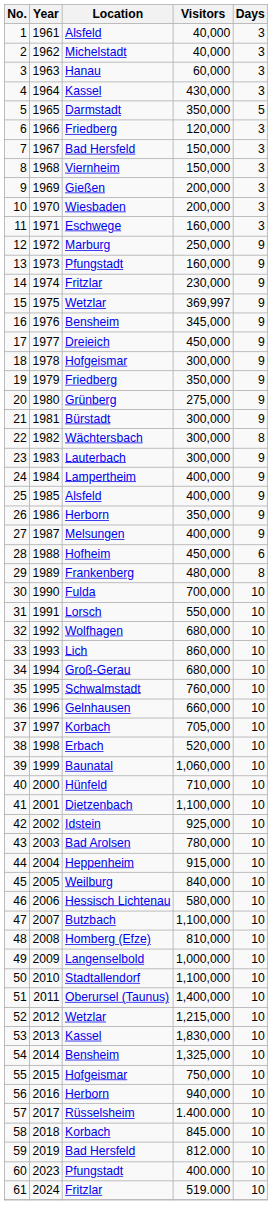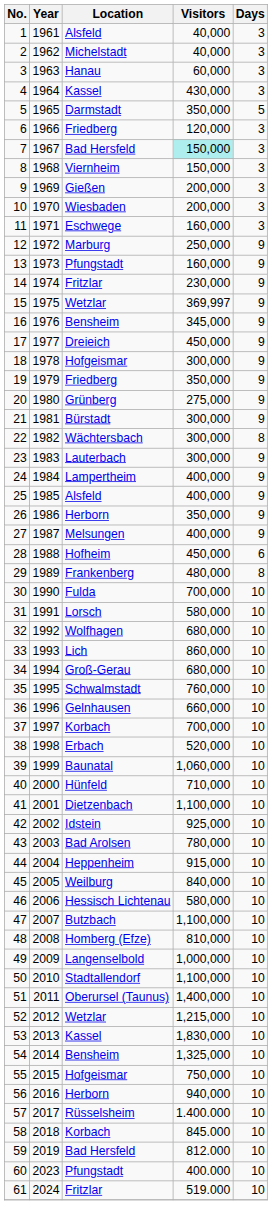(208, 149) no background -> (208, 149) paleturquoise background
(208, 611) 550,000 -> (208, 611) 580,000
(208, 727) 705,000 -> (208, 727) 700,000
